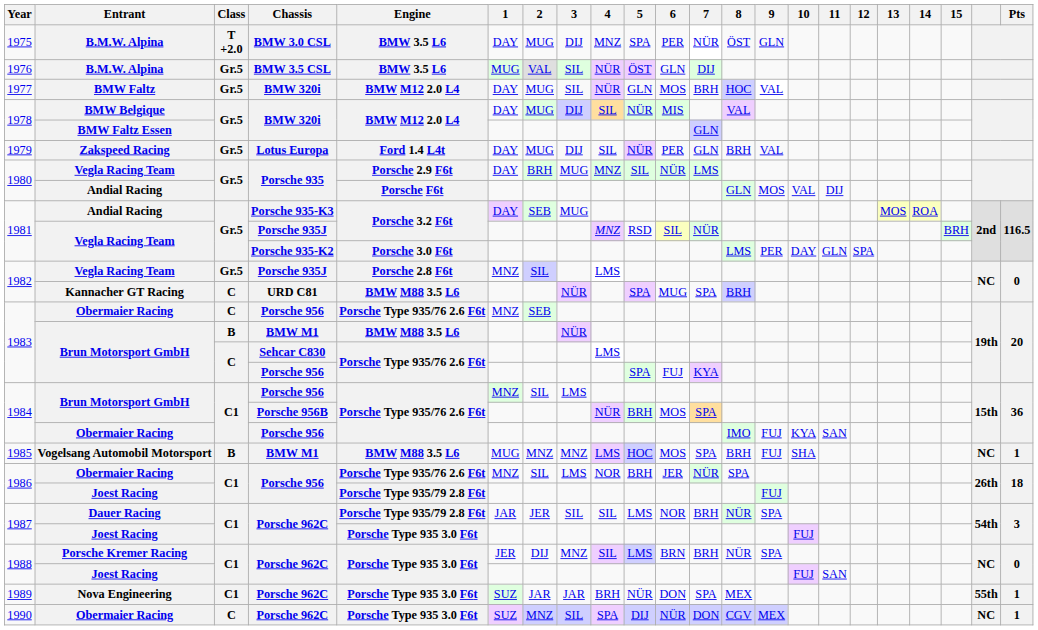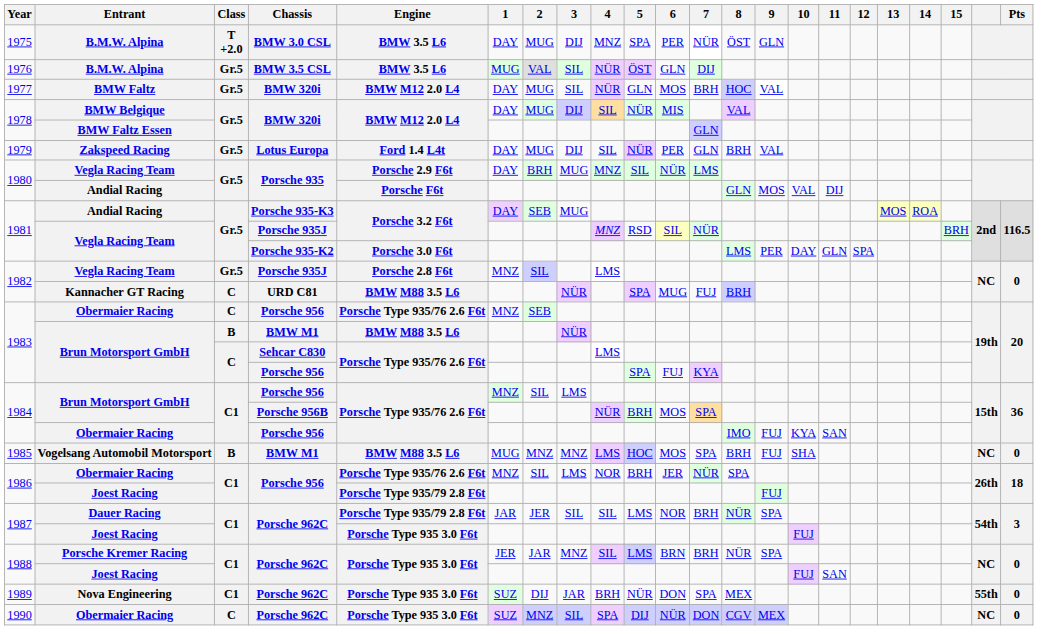(706, 291) SPA -> (706, 291) FUJ
(1017, 453) 1 -> (1017, 453) 0
(540, 554) DIJ -> (540, 554) JAR
(540, 594) JAR -> (540, 594) DIJ
(1017, 594) 1 -> (1017, 594) 0
(1017, 614) 1 -> (1017, 614) 0
